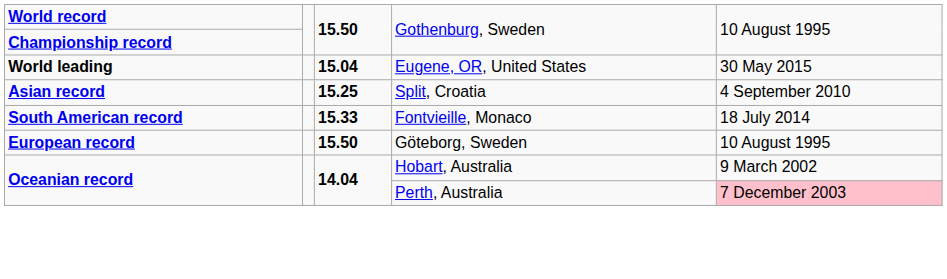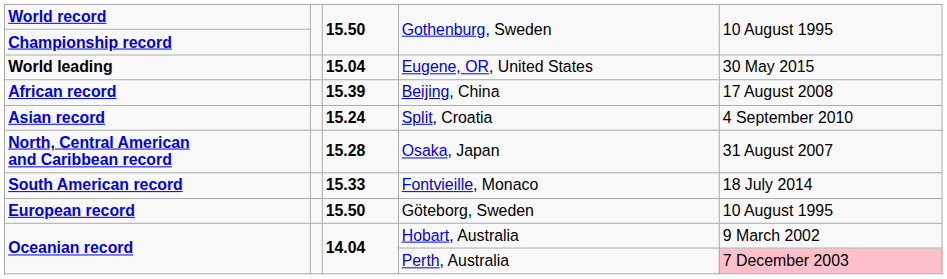+ row: (62, 92)
(338, 92) 15.25 -> (346, 117) 15.24
+ row: (99, 151)
